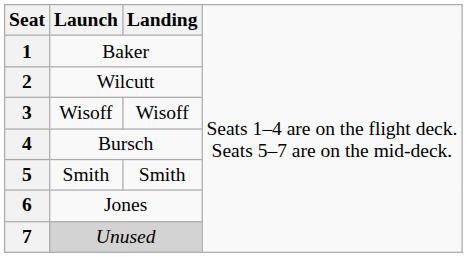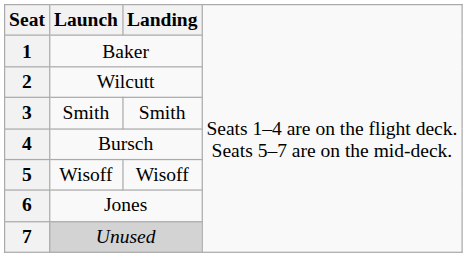(86, 112) Wisoff -> (86, 112) Smith
(162, 112) Wisoff -> (162, 112) Smith
(86, 174) Smith -> (86, 174) Wisoff
(162, 174) Smith -> (162, 174) Wisoff
